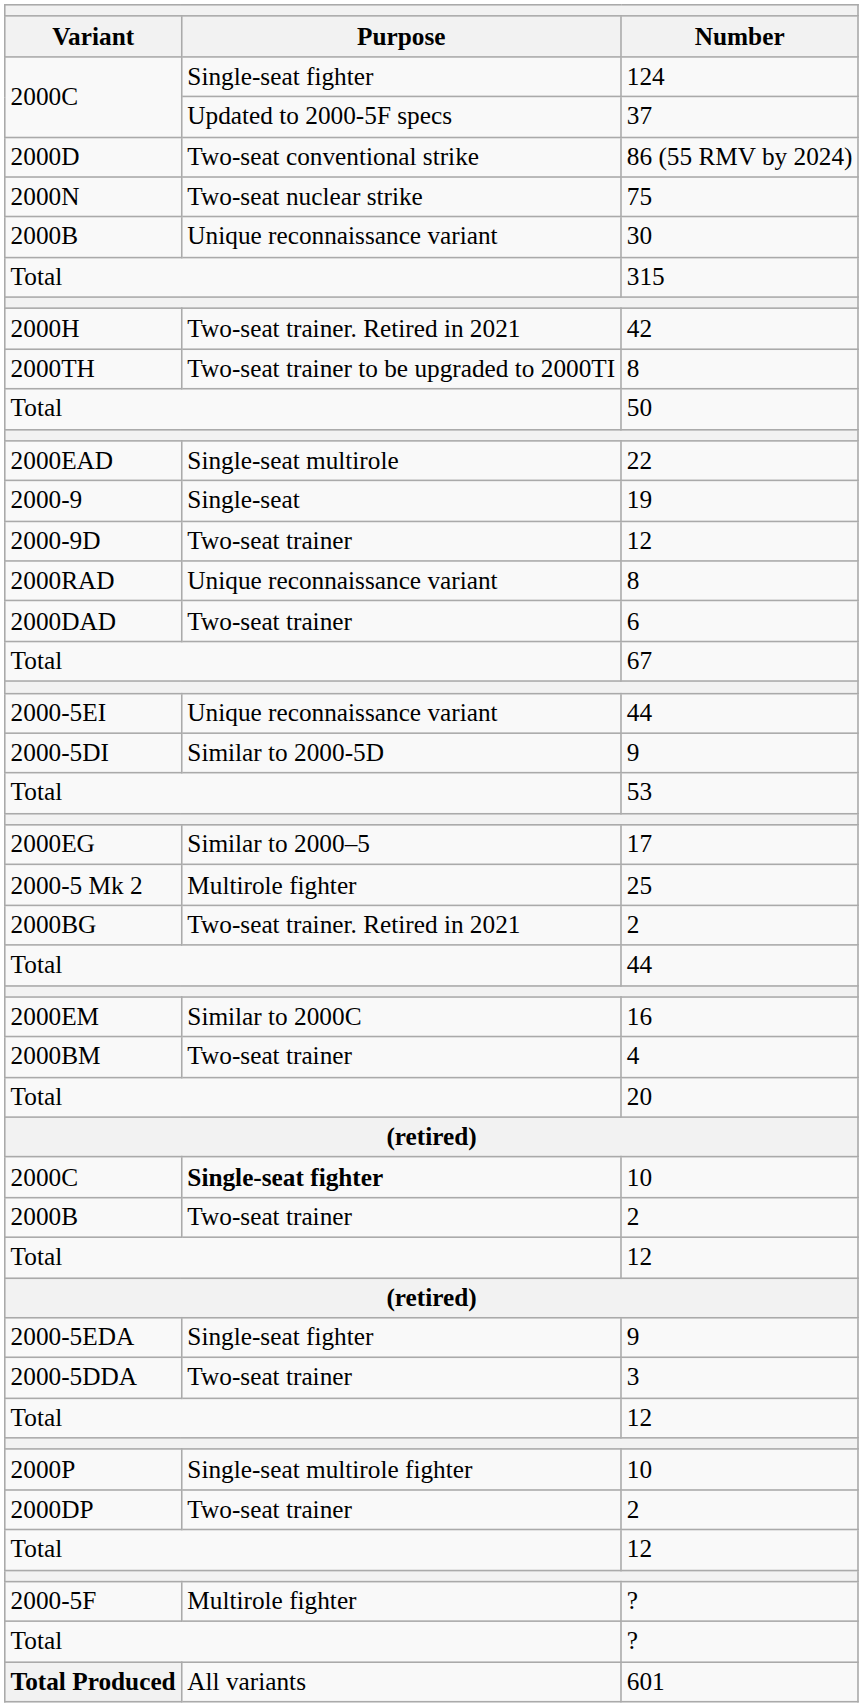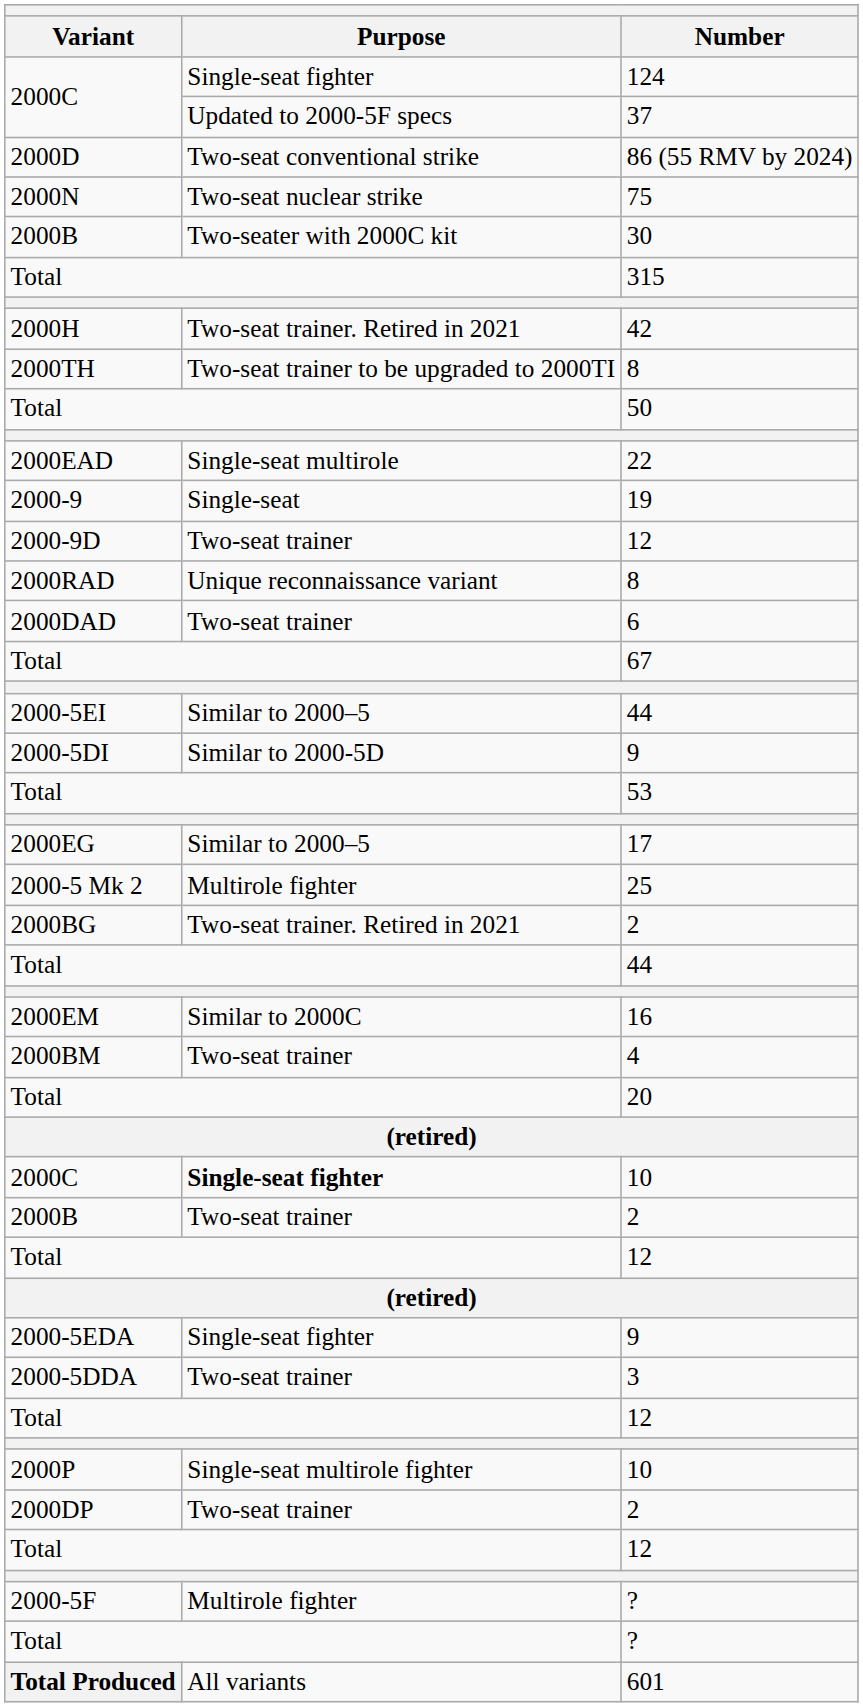(342, 236) Unique reconnaissance variant -> (322, 236) Two-seater with 2000C kit
(342, 712) Unique reconnaissance variant -> (279, 712) Similar to 2000–5
